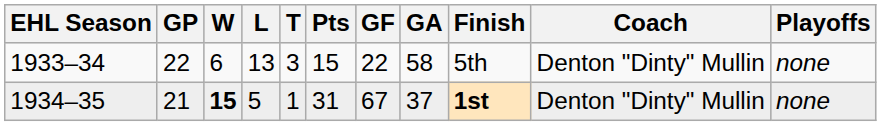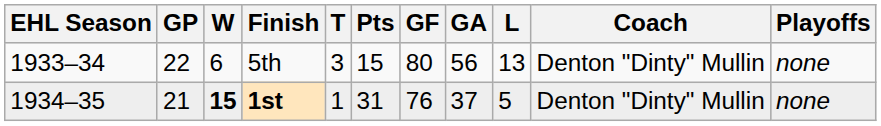columns swapped: (261, 23) <-> (490, 23)
(375, 62) 22 -> (419, 62) 80
(420, 62) 58 -> (464, 62) 56
(375, 100) 67 -> (419, 100) 76
